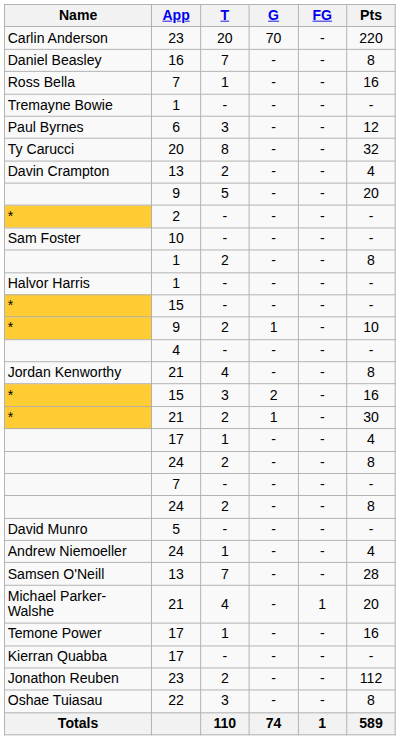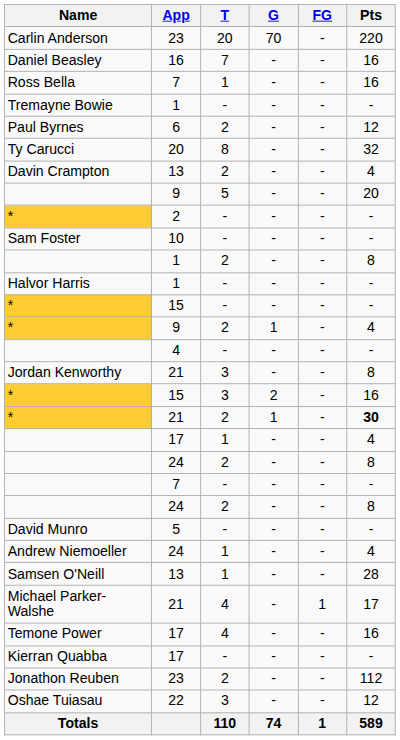(371, 60) 8 -> (371, 60) 16
(225, 127) 3 -> (225, 127) 2
(371, 328) 10 -> (371, 328) 4
(225, 372) 4 -> (225, 372) 3
(371, 417) normal -> (371, 417) bold
(225, 573) 7 -> (225, 573) 1
(371, 604) 20 -> (371, 604) 17
(225, 634) 1 -> (225, 634) 4
(371, 701) 8 -> (371, 701) 12
